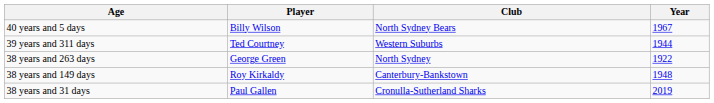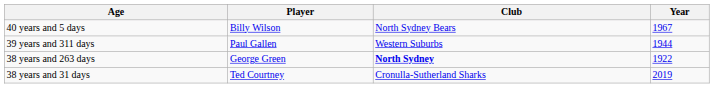(257, 43) Ted Courtney -> (253, 43) Paul Gallen
(403, 59) normal -> (405, 59) bold
- row: (51, 75)
(253, 91) Paul Gallen -> (257, 75) Ted Courtney
